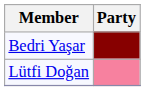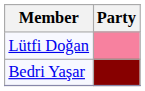rows swapped: (49, 72) <-> (47, 45)
